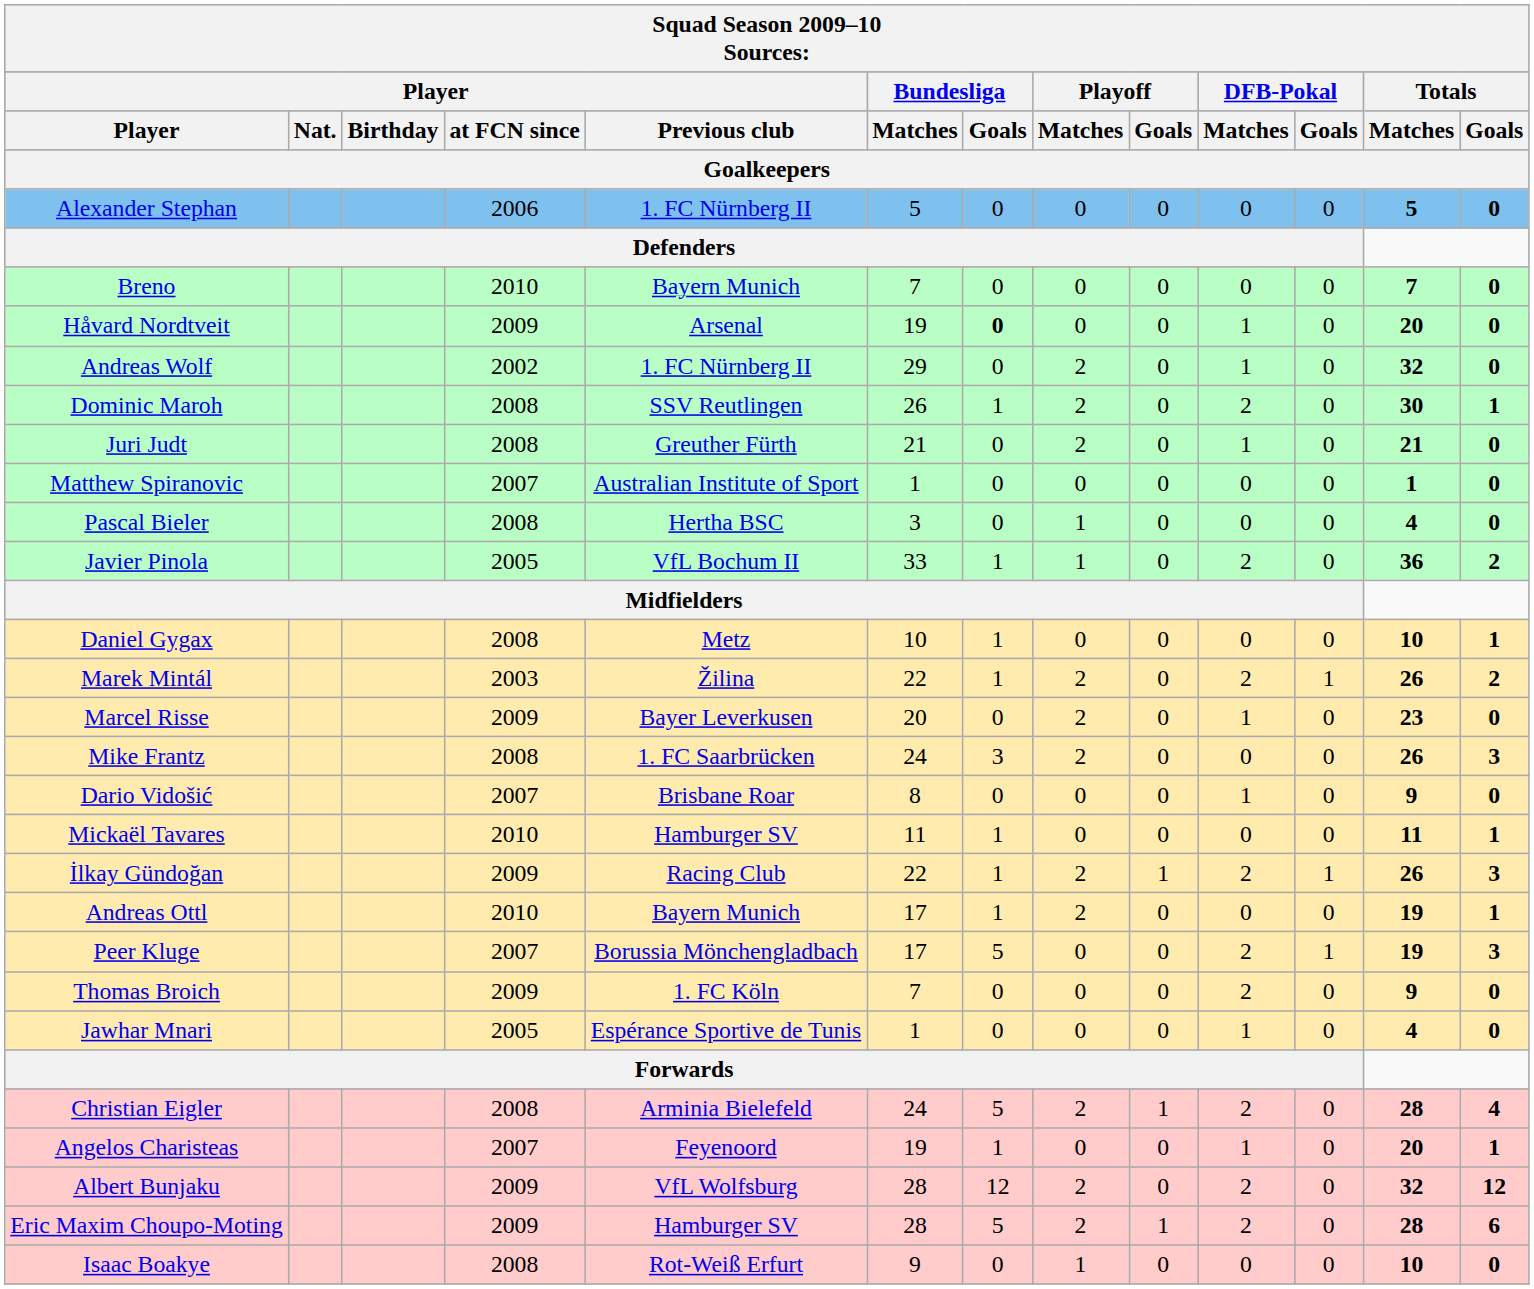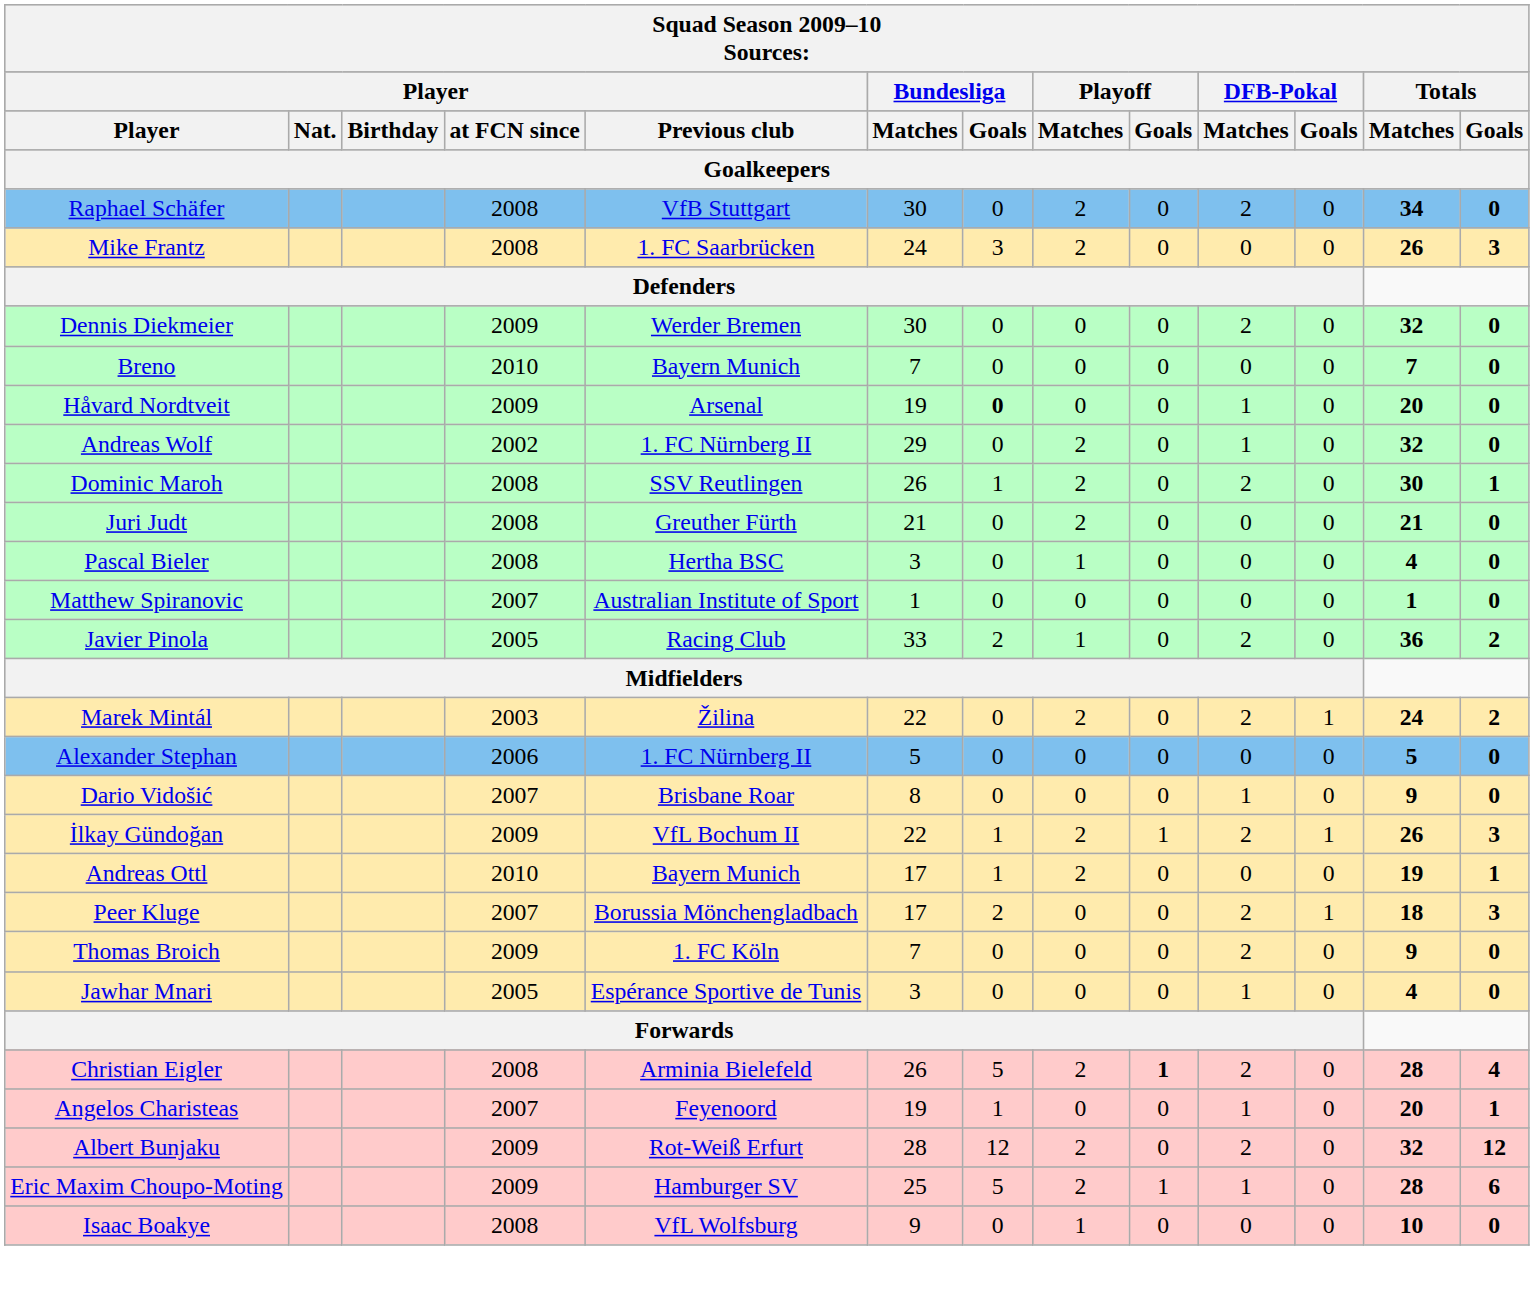+ row: (147, 208)
rows swapped: (147, 208) <-> (147, 756)
+ row: (147, 325)
(1246, 443) 1 -> (1246, 521) 0
rows swapped: (147, 521) <-> (147, 482)
(726, 560) VfL Bochum II -> (726, 638) Racing Club
(998, 560) 1 -> (998, 638) 2
- row: (147, 638)
(998, 677) 1 -> (998, 716) 0
(1412, 677) 26 -> (1412, 716) 24
- row: (147, 716)
- row: (147, 834)
(726, 873) Racing Club -> (726, 834) VfL Bochum II
(998, 951) 5 -> (998, 912) 2
(1412, 951) 19 -> (1412, 912) 18
(915, 1029) 1 -> (915, 990) 3
(915, 1107) 24 -> (915, 1068) 26
(1163, 1107) normal -> (1163, 1068) bold
(726, 1186) VfL Wolfsburg -> (726, 1147) Rot-Weiß Erfurt
(915, 1225) 28 -> (915, 1186) 25
(1246, 1225) 2 -> (1246, 1186) 1
(726, 1264) Rot-Weiß Erfurt -> (726, 1225) VfL Wolfsburg
